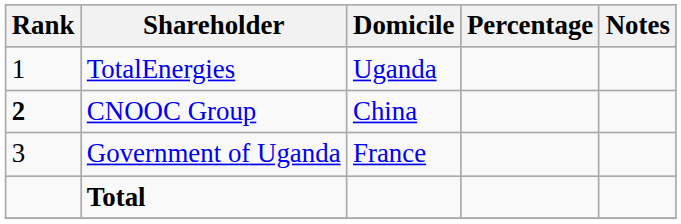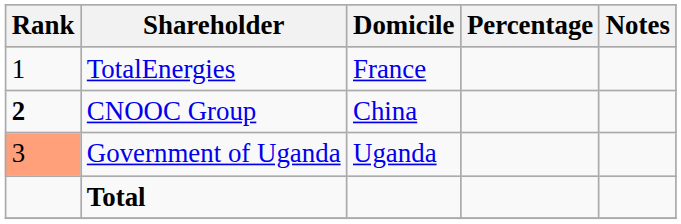(395, 68) Uganda -> (390, 68) France
(18, 153) no background -> (18, 153) lightsalmon background
(390, 153) France -> (395, 153) Uganda
